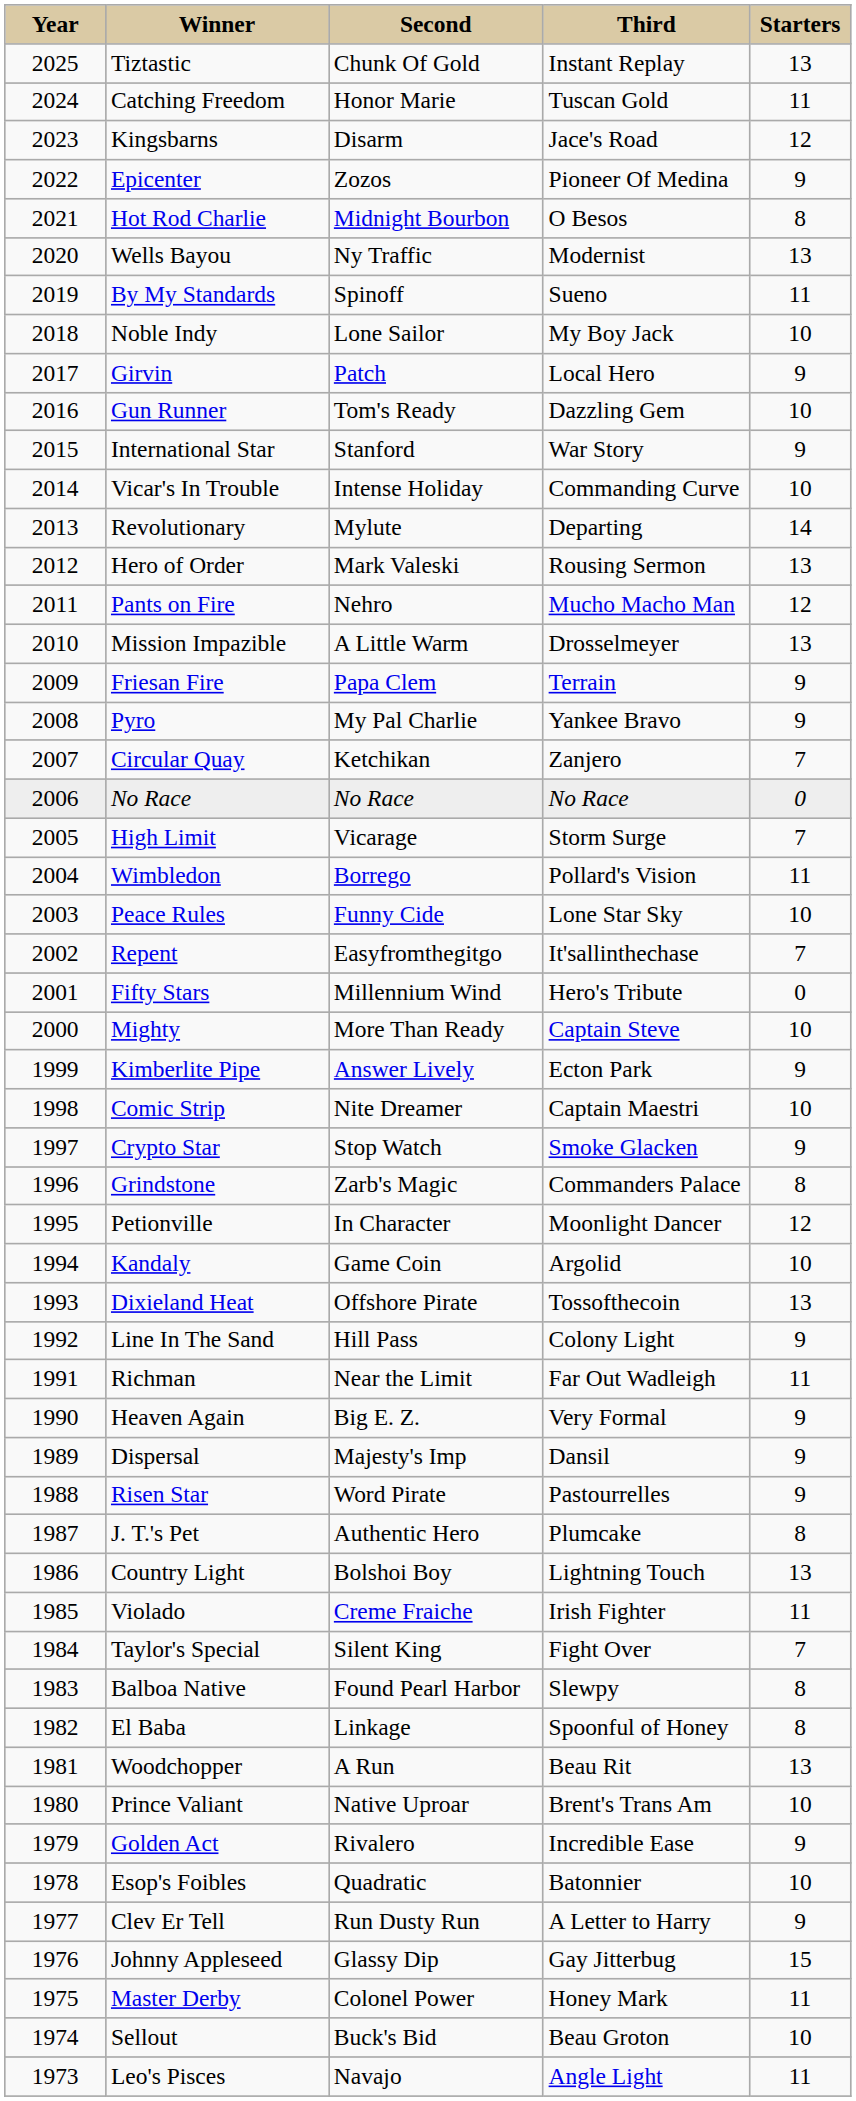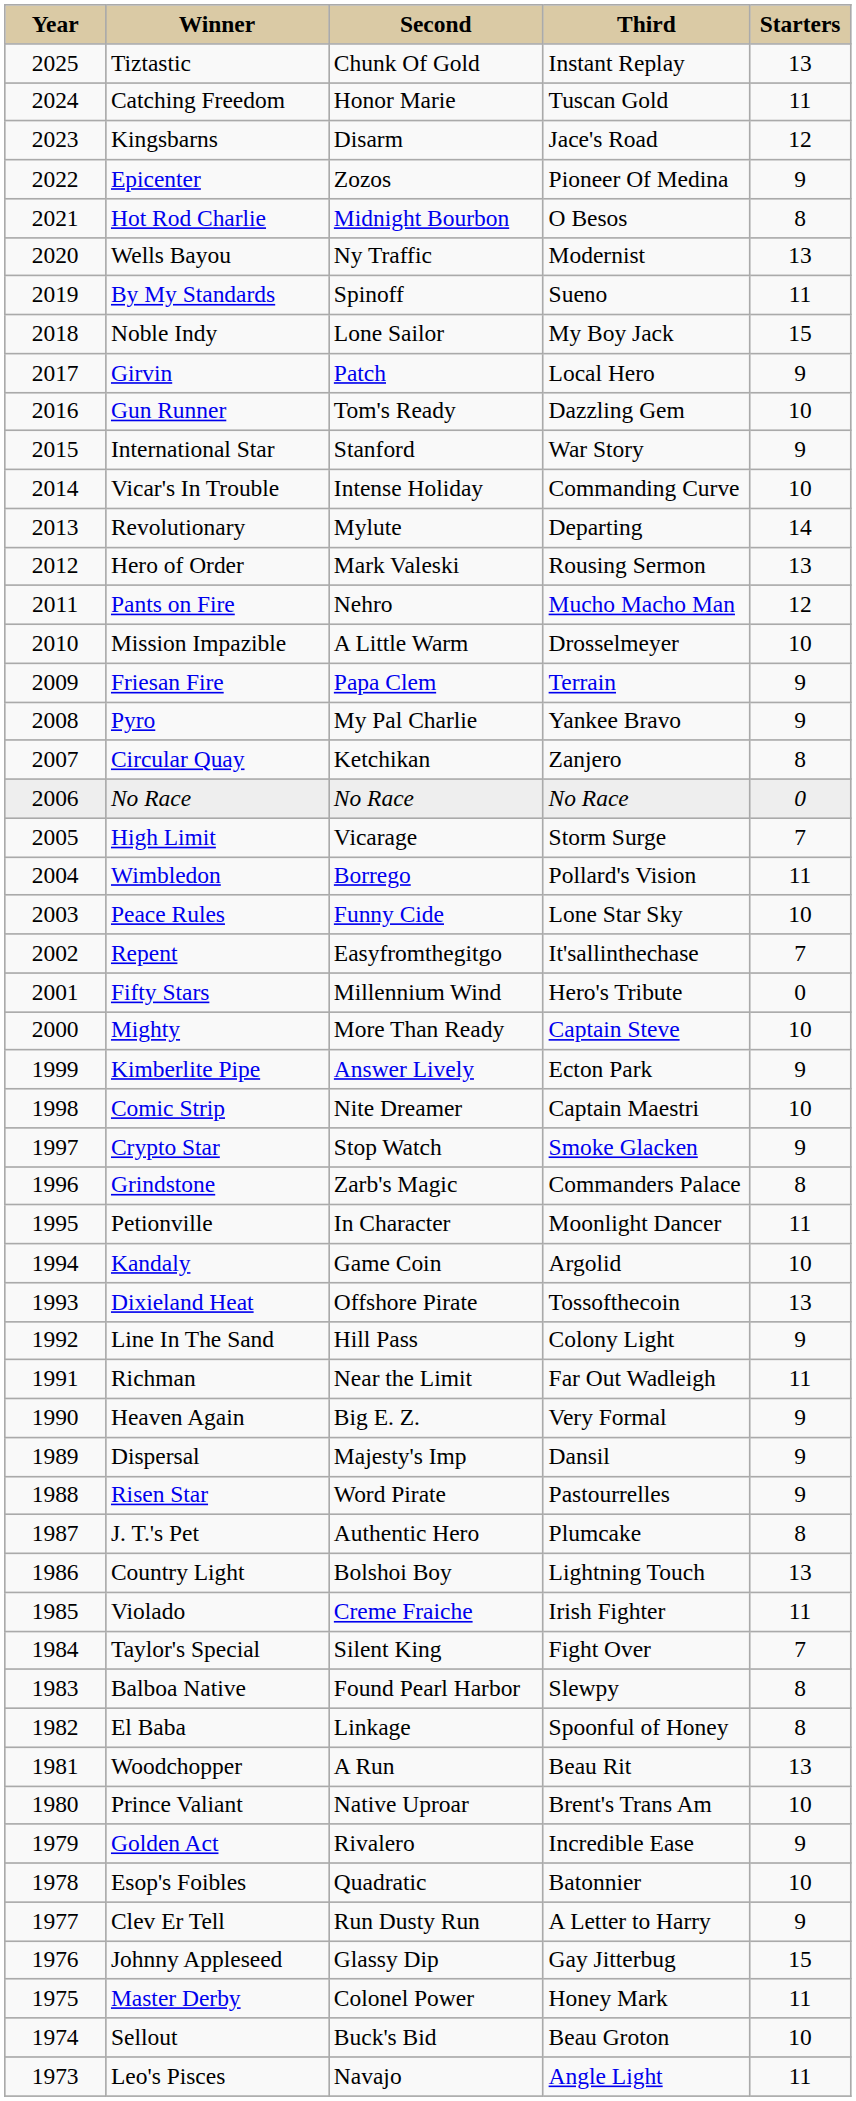(800, 333) 10 -> (800, 333) 15
(800, 643) 13 -> (800, 643) 10
(800, 759) 7 -> (800, 759) 8
(800, 1224) 12 -> (800, 1224) 11
